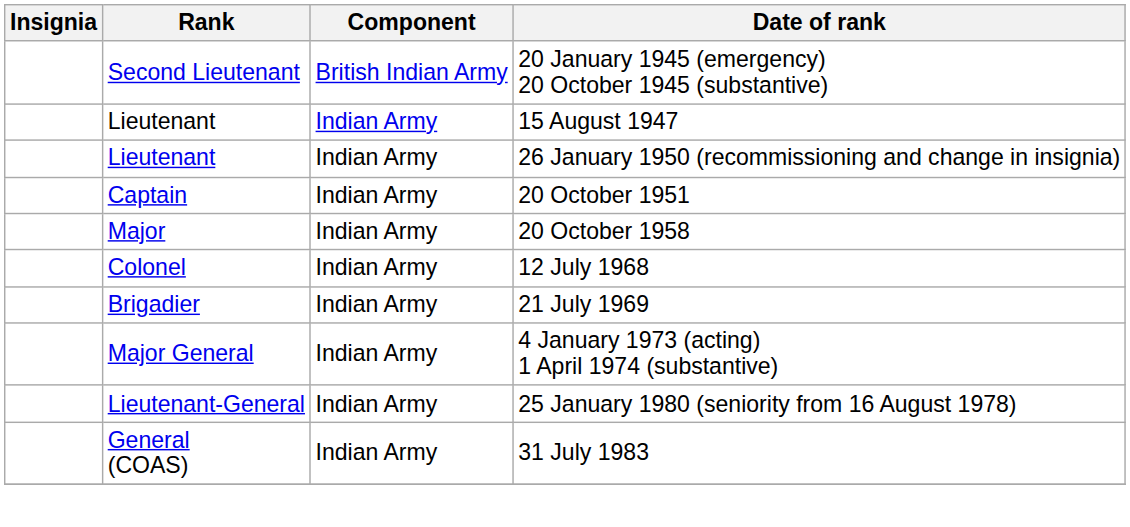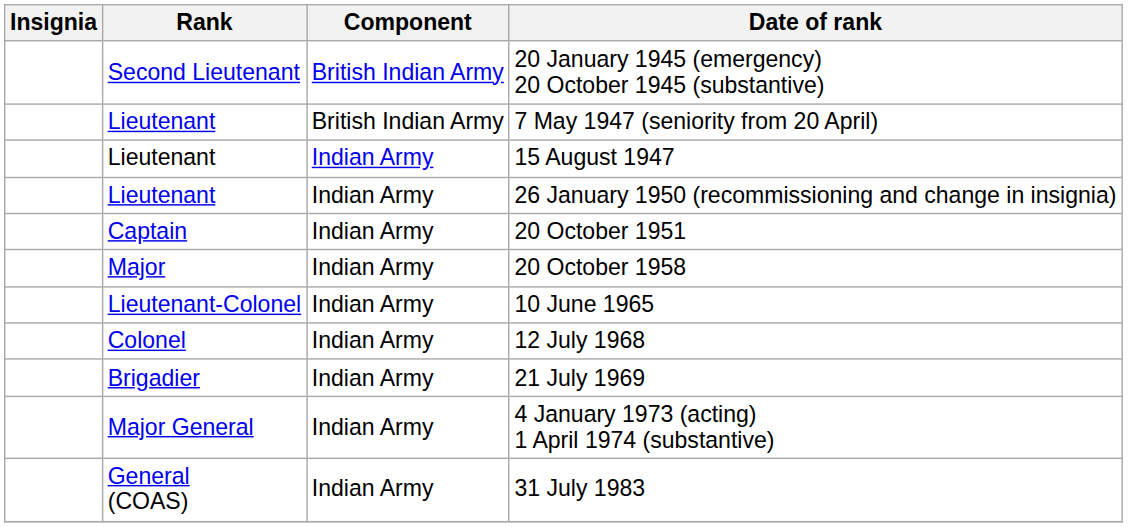+ row: (696, 121)
+ row: (584, 304)
- row: (767, 403)
